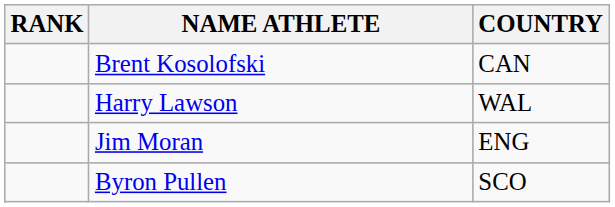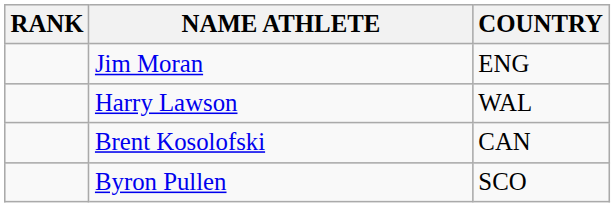rows swapped: (149, 142) <-> (180, 63)
